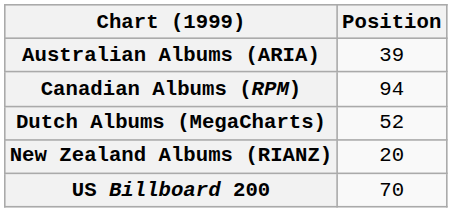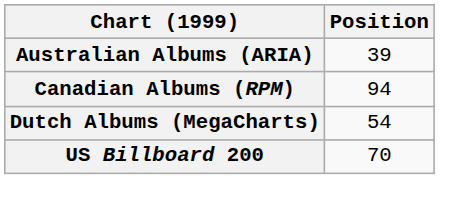(392, 123) 52 -> (379, 123) 54
- row: (171, 156)
